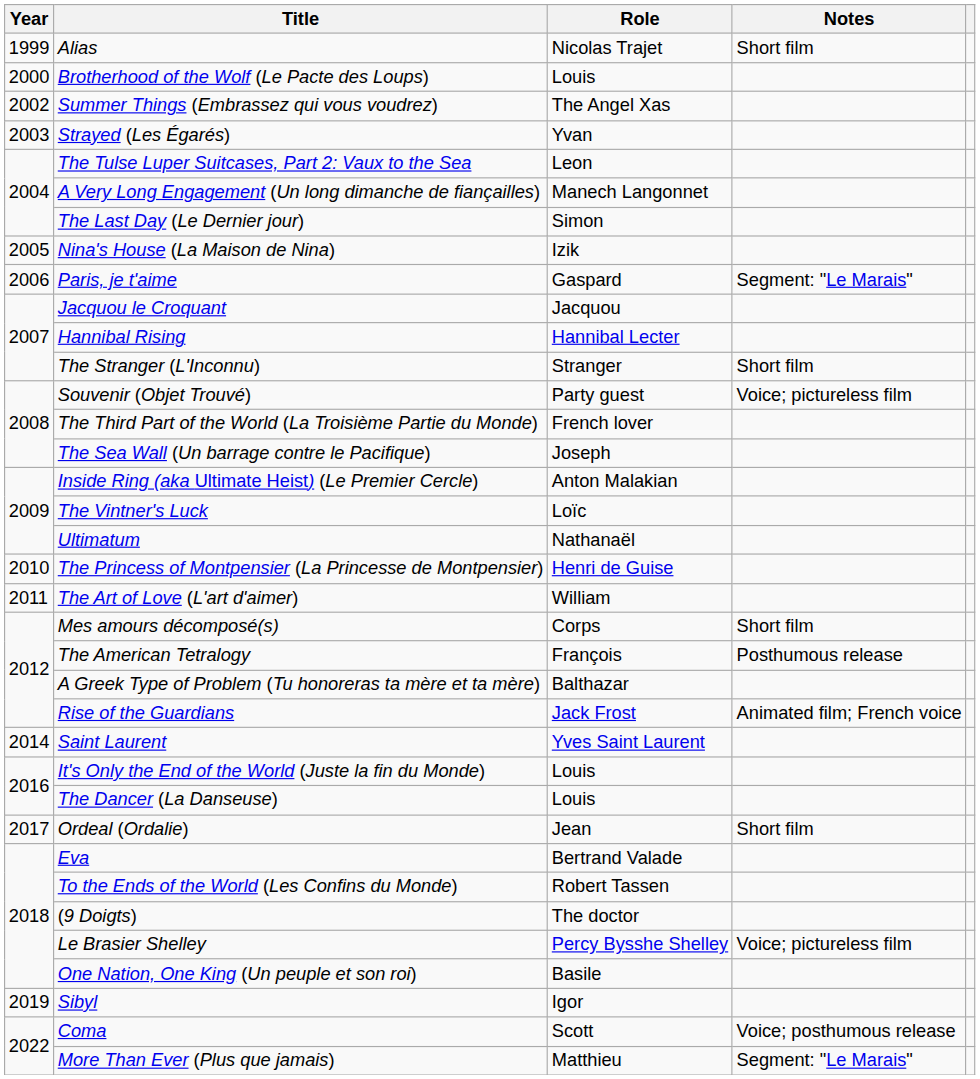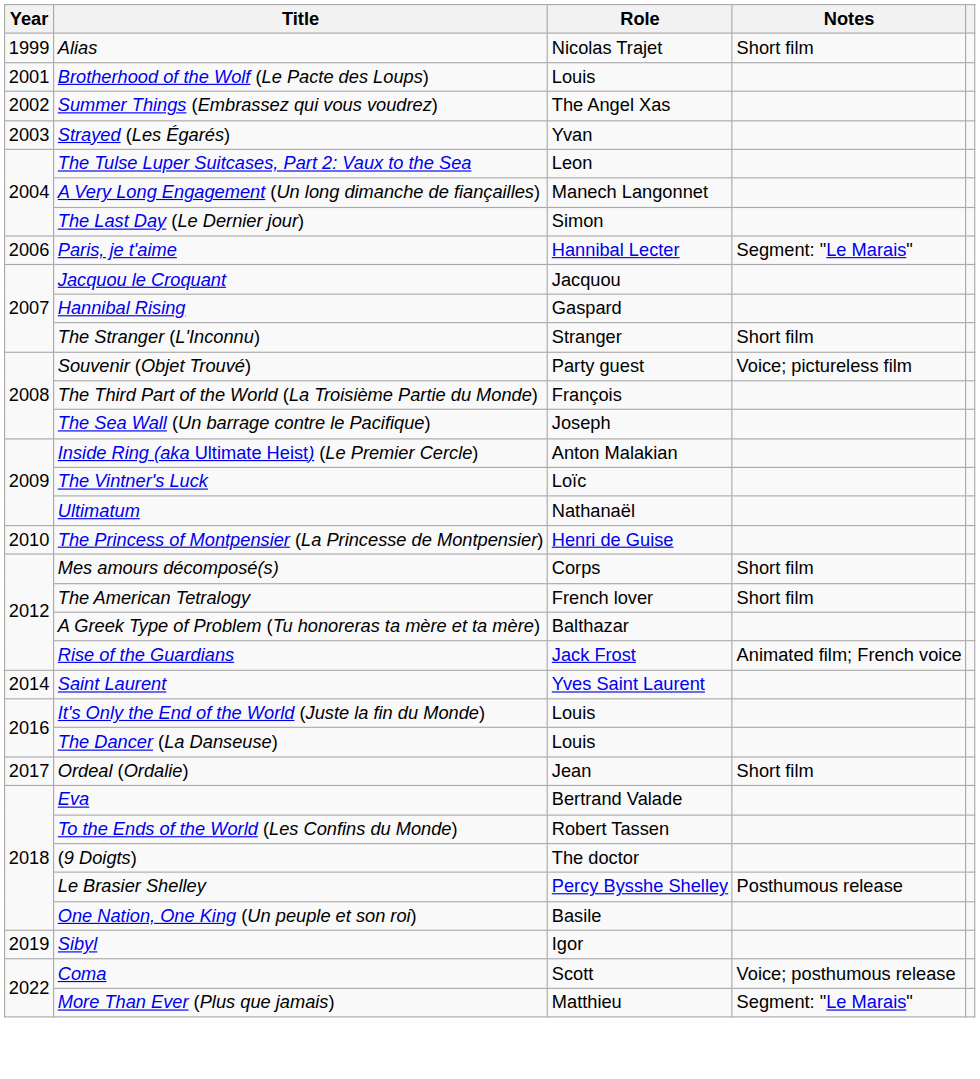(29, 76) 2000 -> (29, 76) 2001
- row: (196, 250)
(587, 279) Gaspard -> (616, 250) Hannibal Lecter
(616, 337) Hannibal Lecter -> (587, 308) Gaspard
(602, 423) French lover -> (587, 395) François
- row: (178, 597)
(587, 655) François -> (602, 597) French lover
(820, 655) Posthumous release -> (775, 597) Short film
(824, 944) Voice; pictureless film -> (820, 886) Posthumous release
